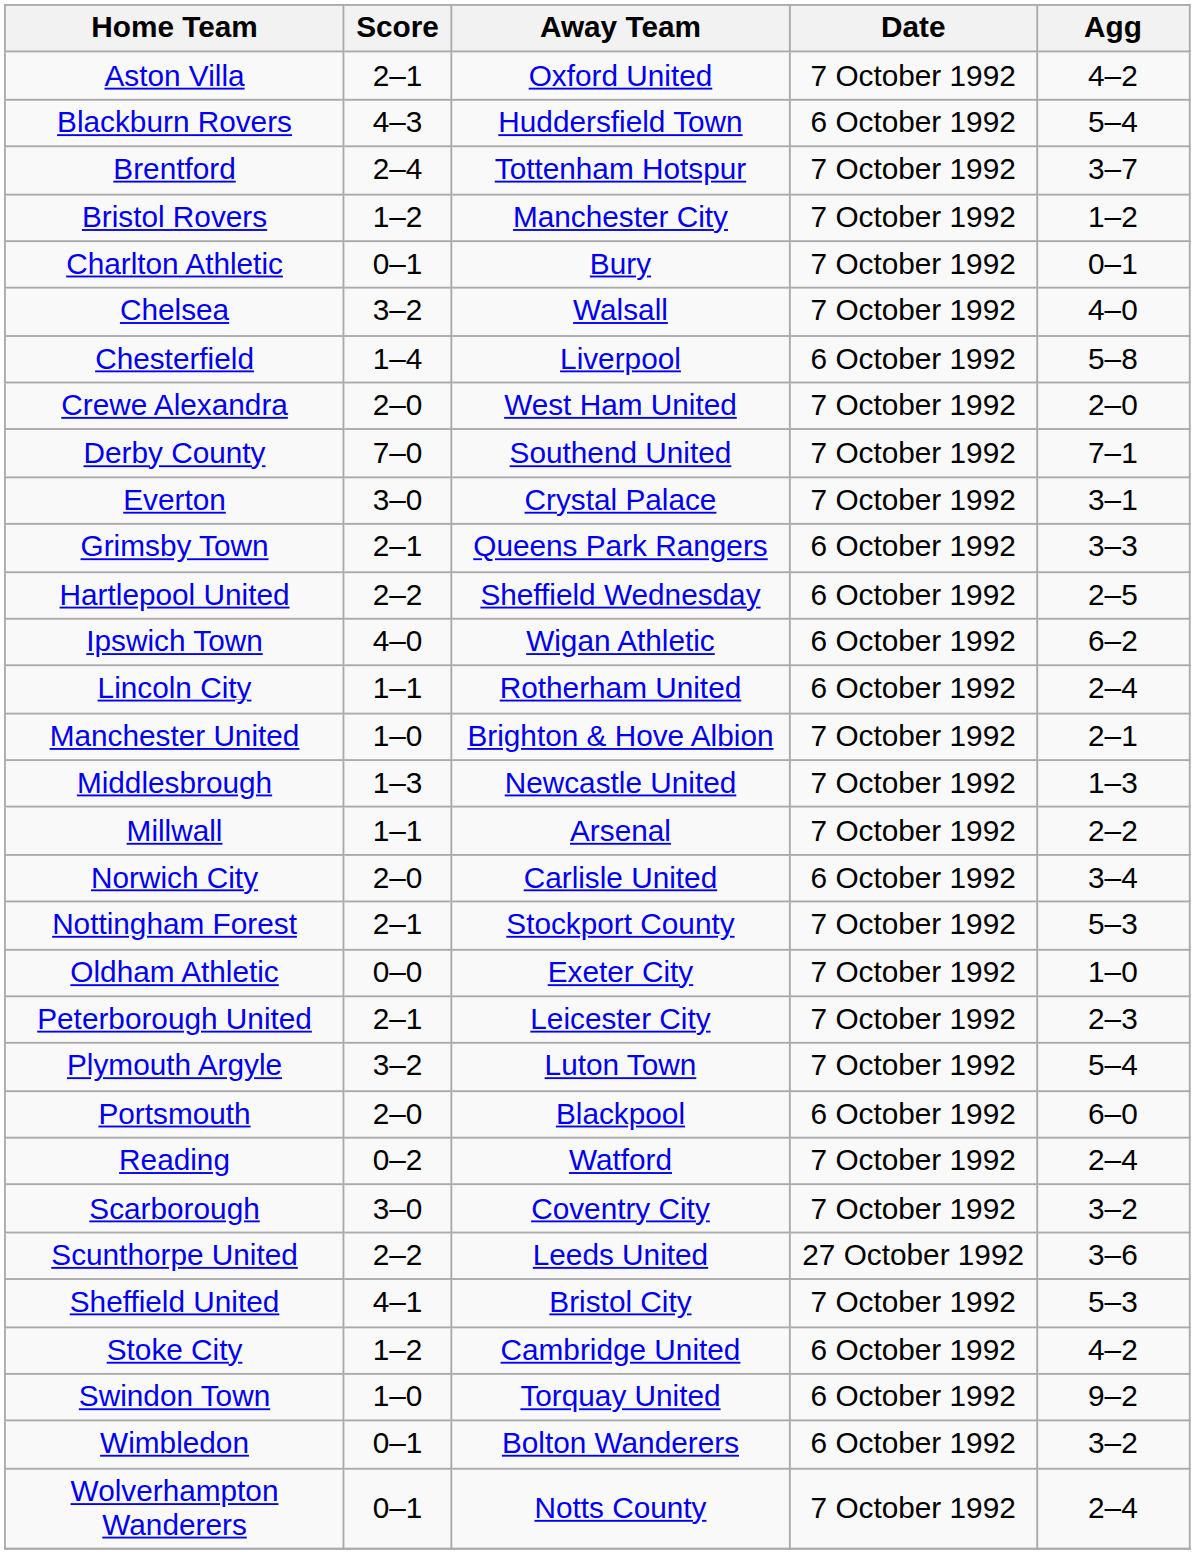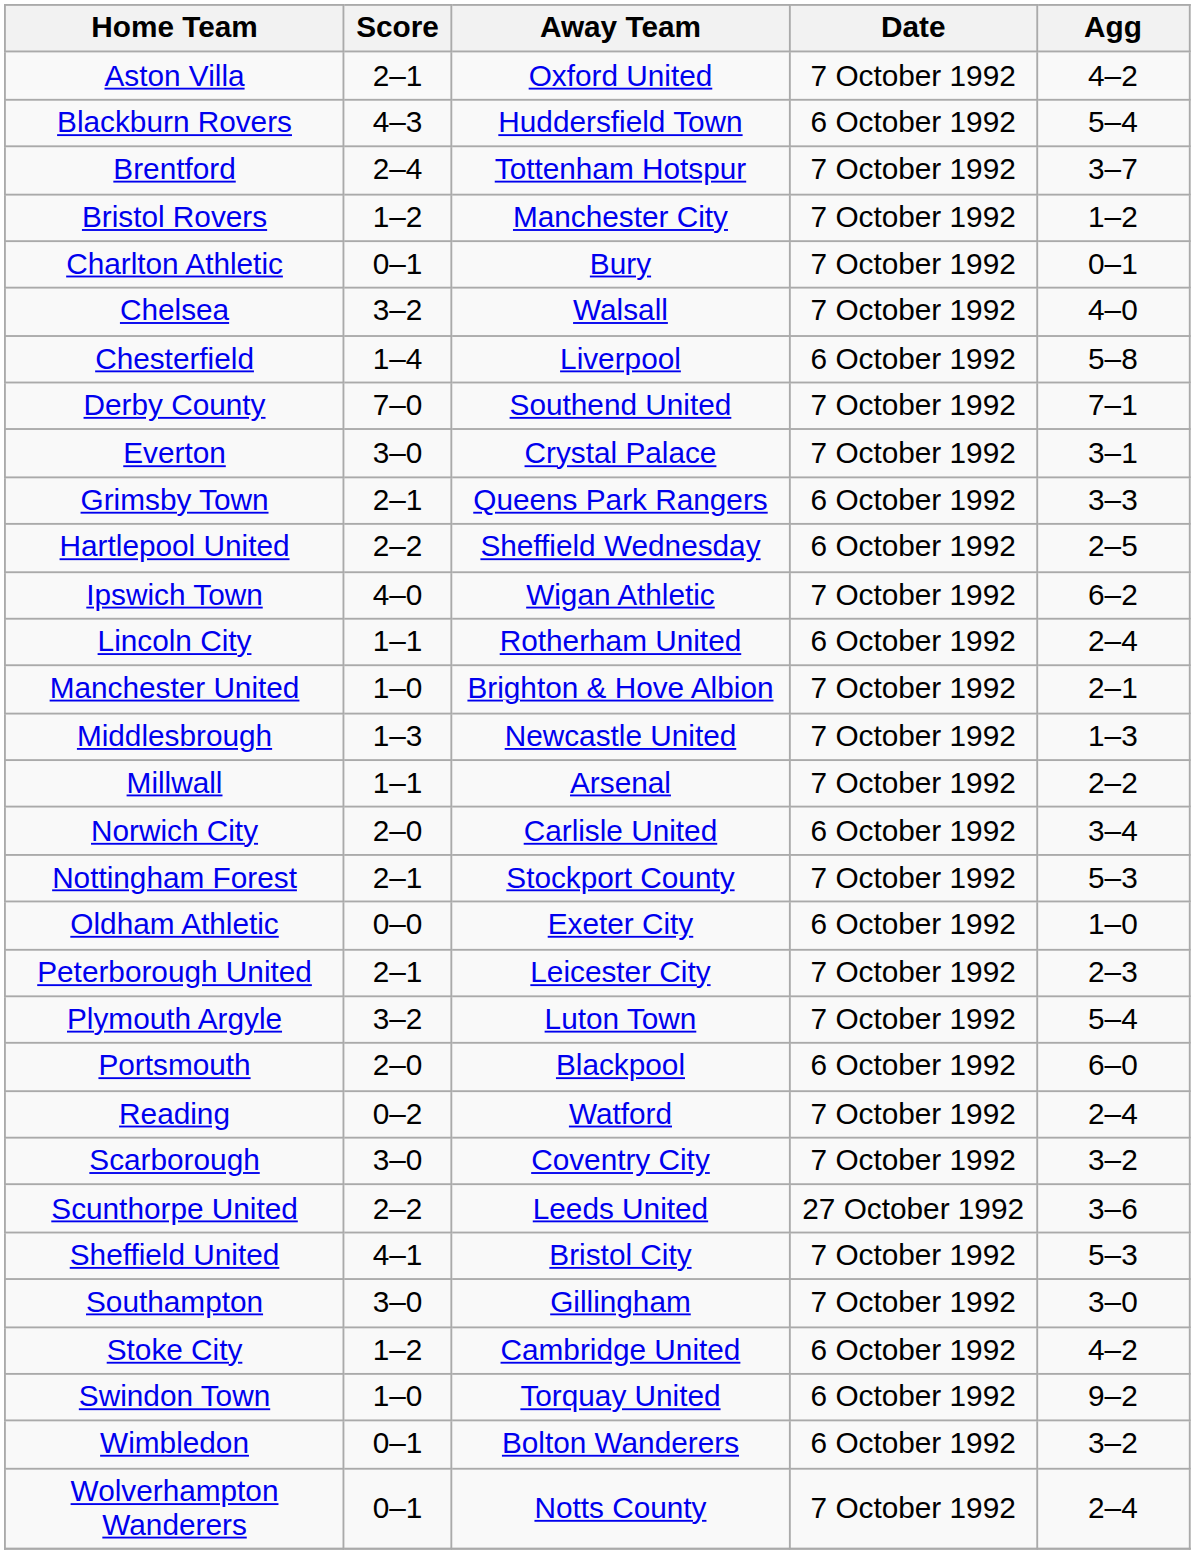- row: (175, 405)
(913, 641) 6 October 1992 -> (913, 594) 7 October 1992
(913, 972) 7 October 1992 -> (913, 924) 6 October 1992
+ row: (175, 1302)
